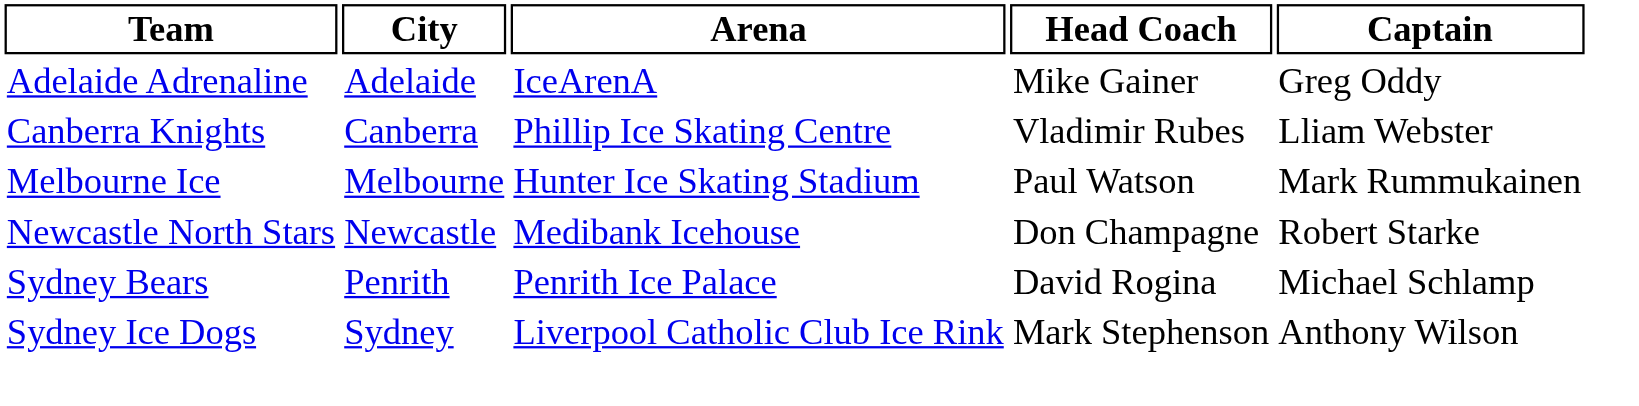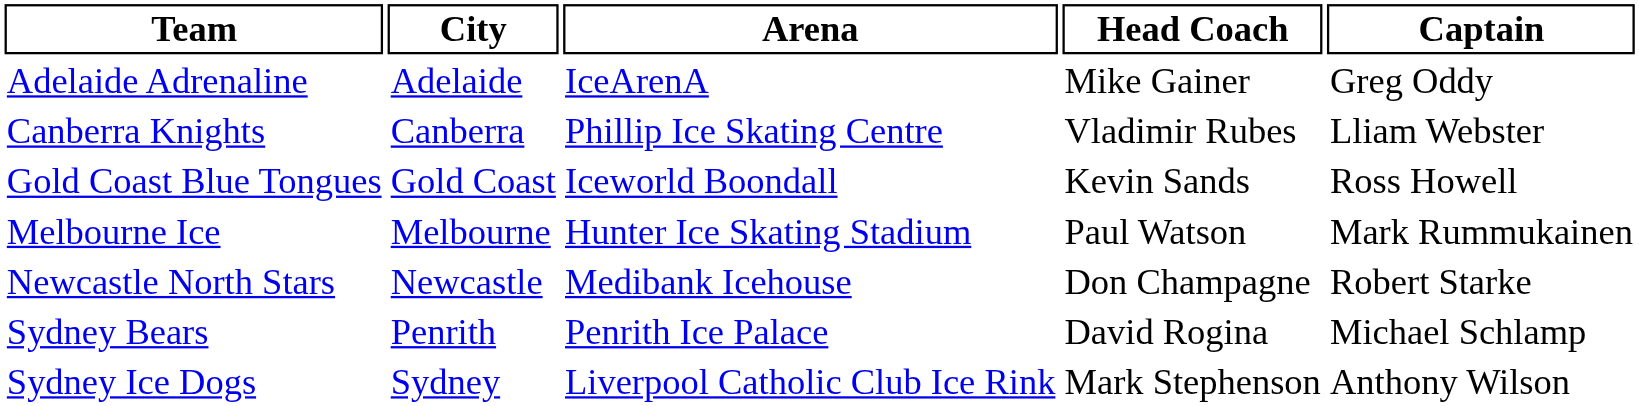+ row: (194, 181)
